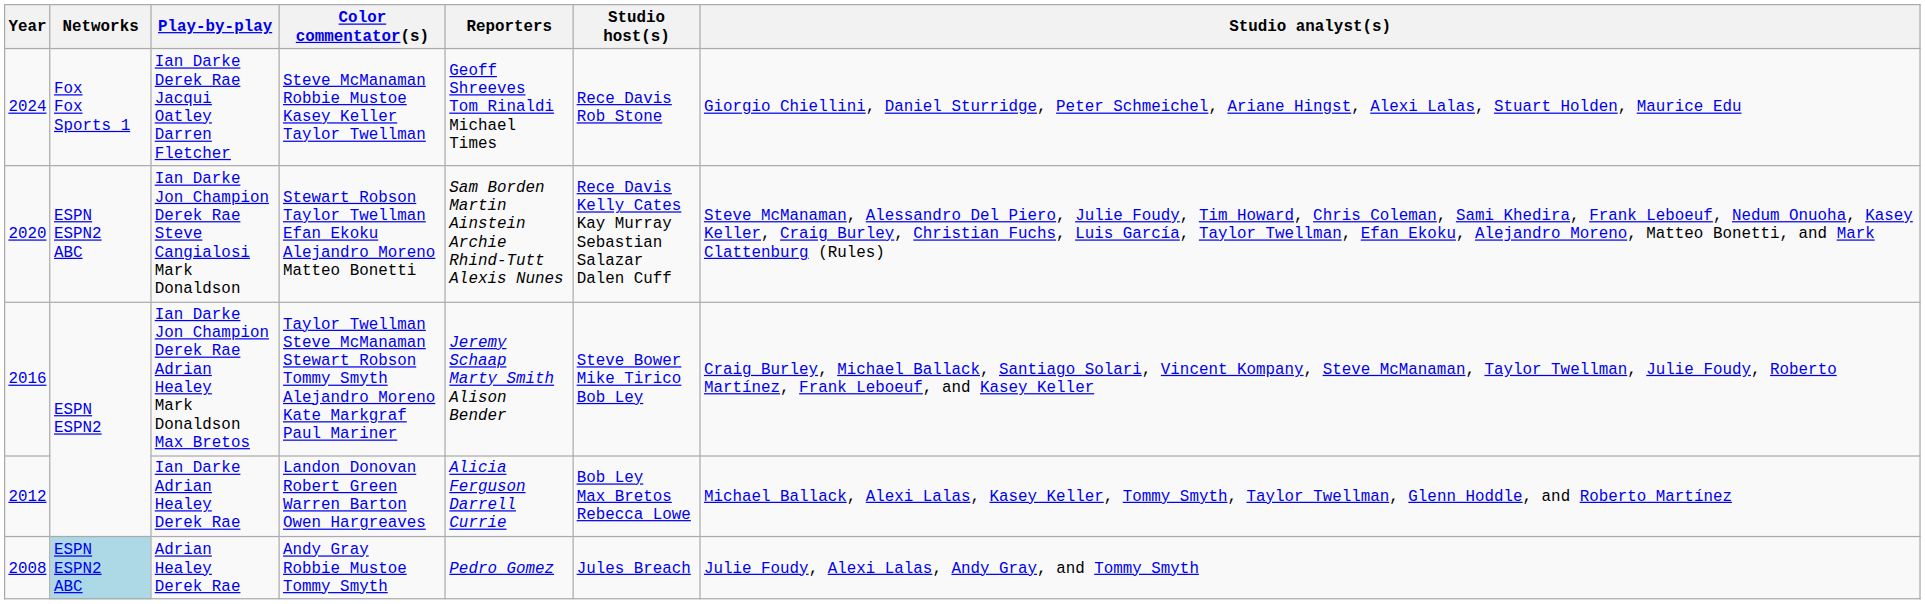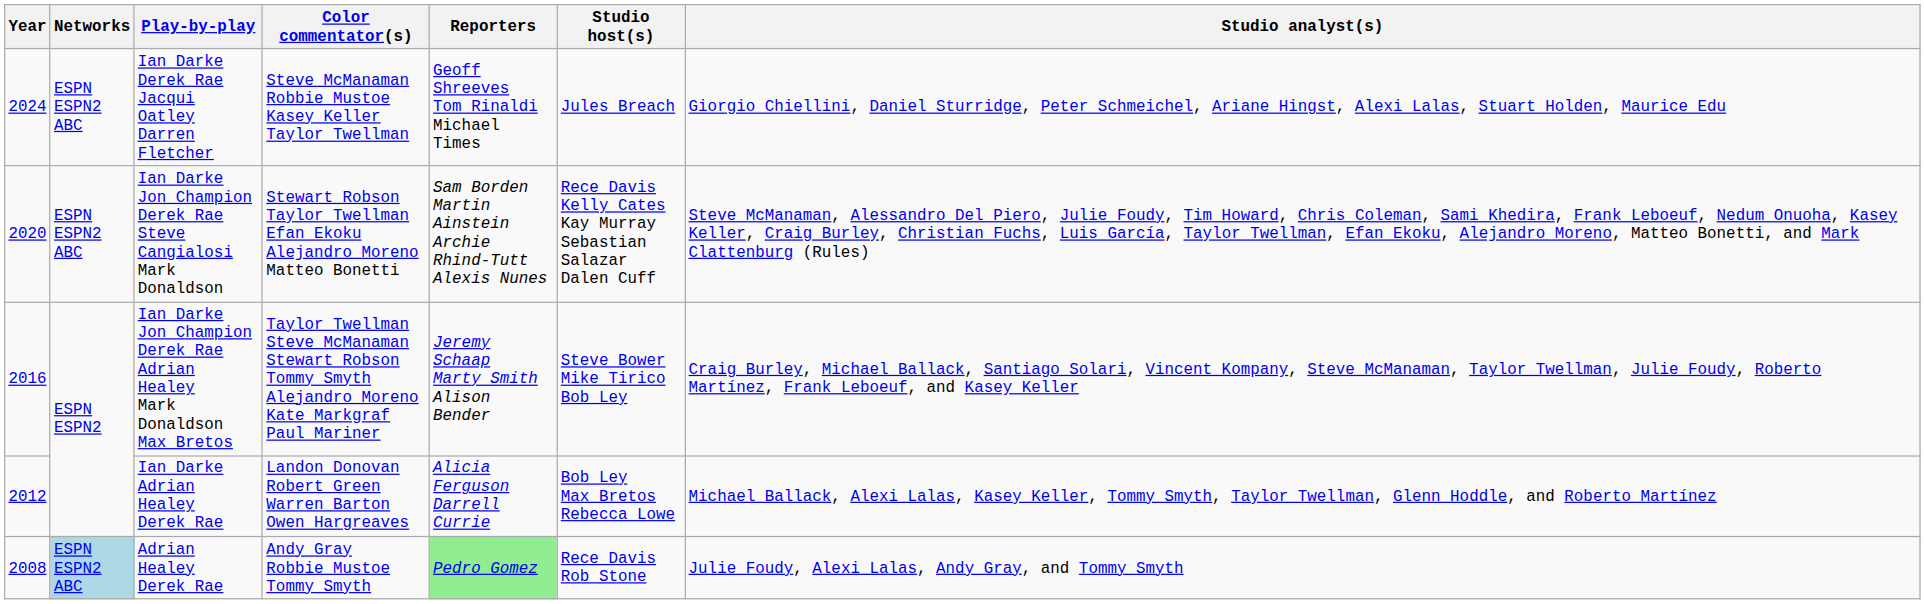(92, 107) Fox Fox Sports 1 -> (78, 107) ESPN ESPN2 ABC
(624, 107) Rece Davis Rob Stone -> (618, 107) Jules Breach
(502, 568) no background -> (485, 568) lightgreen background
(634, 568) Jules Breach -> (608, 568) Rece Davis Rob Stone
